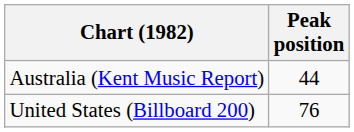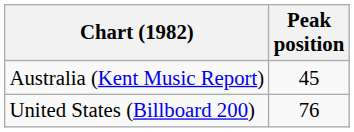(309, 77) 44 -> (309, 77) 45
